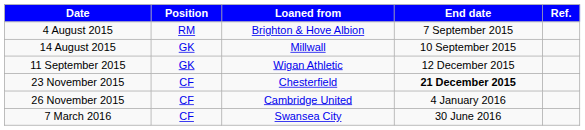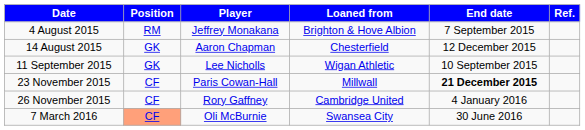+ column: (235, 13)
(308, 48) Millwall -> (360, 48) Chesterfield
(468, 48) 10 September 2015 -> (489, 48) 12 December 2015
(468, 65) 12 December 2015 -> (489, 65) 10 September 2015
(308, 83) Chesterfield -> (360, 83) Millwall
(187, 117) no background -> (152, 117) lightsalmon background
